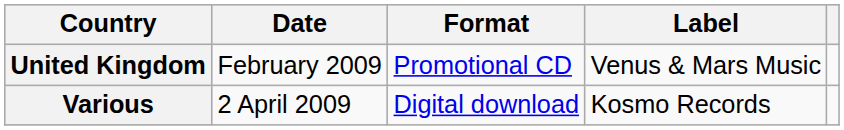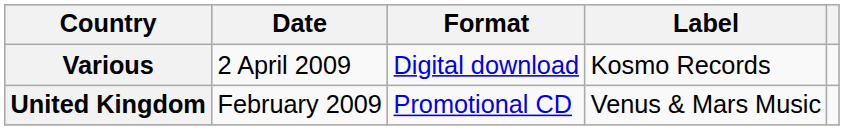rows swapped: (108, 64) <-> (108, 104)
